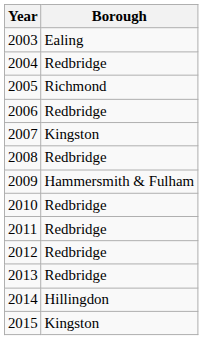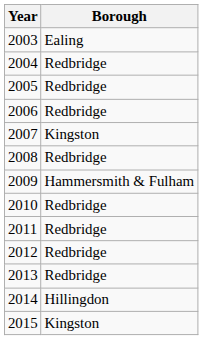(76, 87) Richmond -> (76, 87) Redbridge
